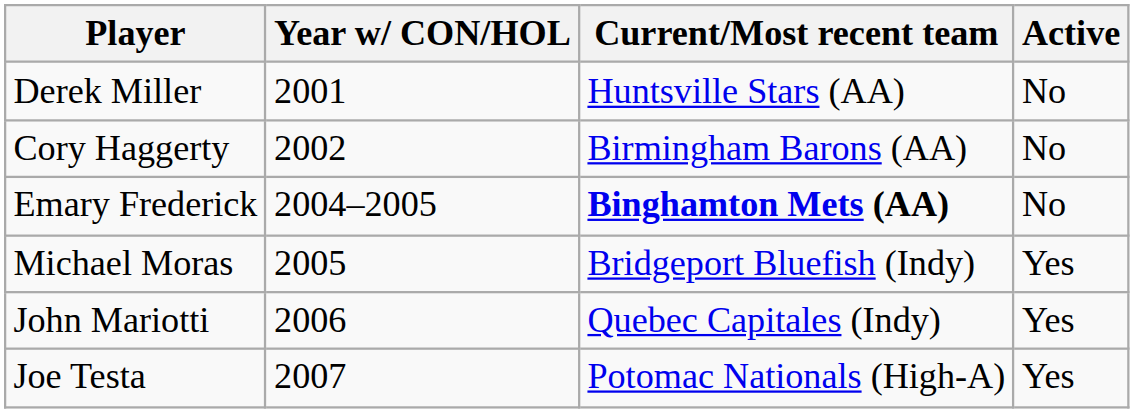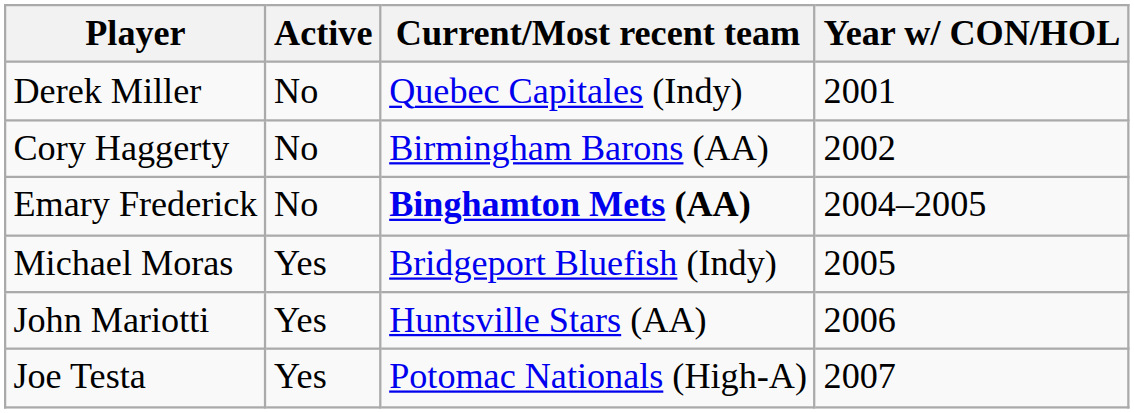columns swapped: (422, 33) <-> (1071, 33)
(746, 90) Huntsville Stars (AA) -> (566, 90) Quebec Capitales (Indy)
(764, 319) Quebec Capitales (Indy) -> (548, 319) Huntsville Stars (AA)
